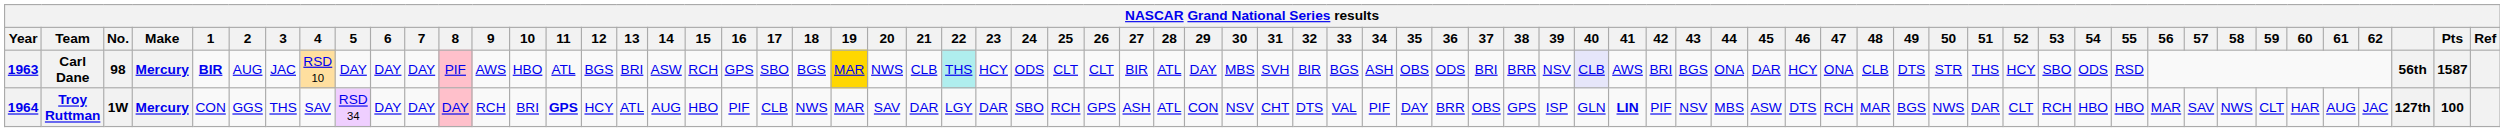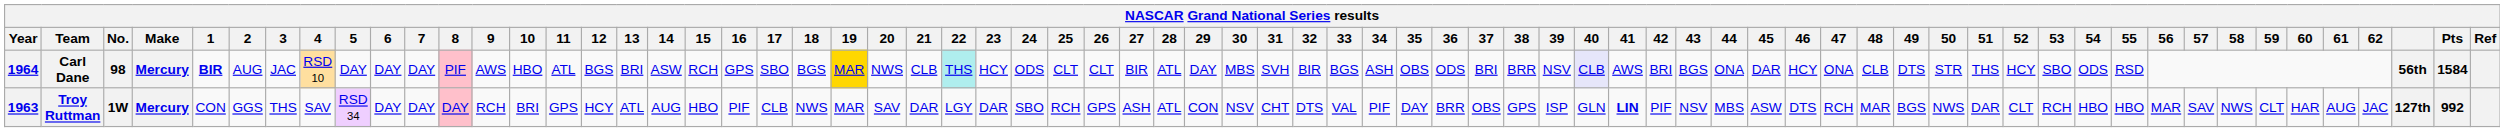(23, 69) 1963 -> (23, 69) 1964
(2452, 69) 1587 -> (2452, 69) 1584
(23, 107) 1964 -> (23, 107) 1963
(563, 107) bold -> (563, 107) normal
(2452, 107) 100 -> (2452, 107) 992
